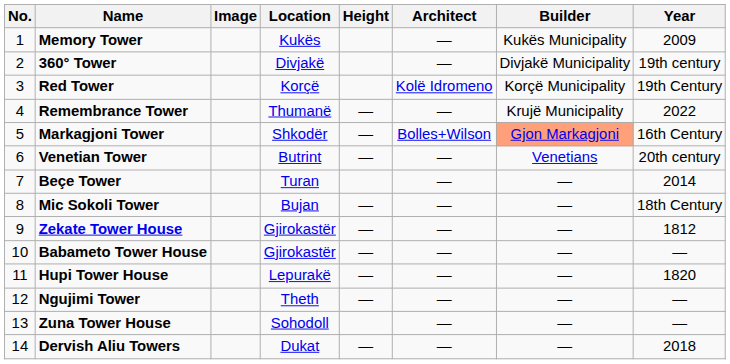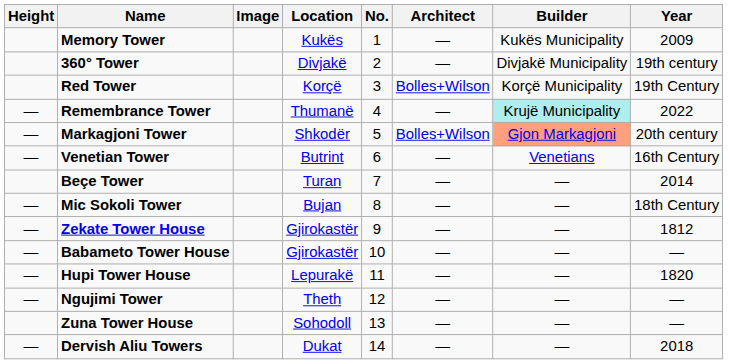columns swapped: (20, 16) <-> (366, 16)
(444, 87) Kolë Idromeno -> (443, 87) Bolles+Wilson
(565, 110) no background -> (562, 110) paleturquoise background
(680, 134) 16th Century -> (677, 134) 20th century
(680, 157) 20th century -> (677, 157) 16th Century
